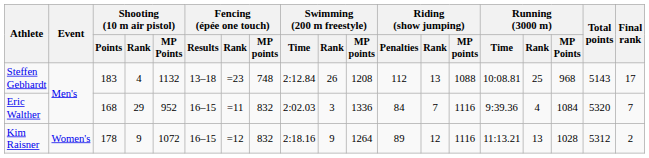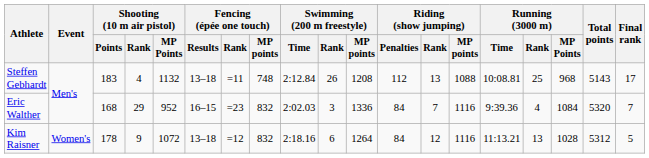(235, 78) =23 -> (235, 78) =11
(235, 108) =11 -> (235, 108) =23
(203, 138) 16–15 -> (203, 138) 13–18
(332, 138) 9 -> (332, 138) 6
(399, 138) 89 -> (399, 138) 84
(630, 138) 2 -> (630, 138) 5
